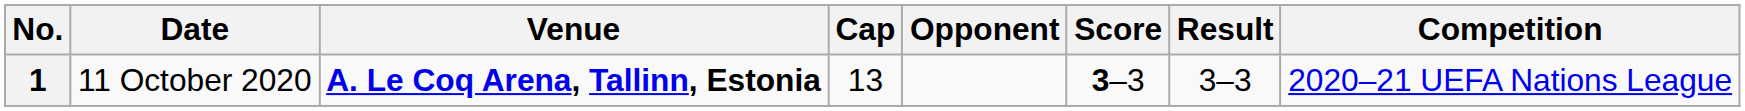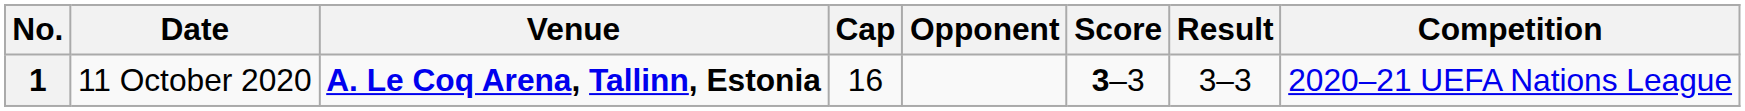(865, 79) 13 -> (865, 79) 16
